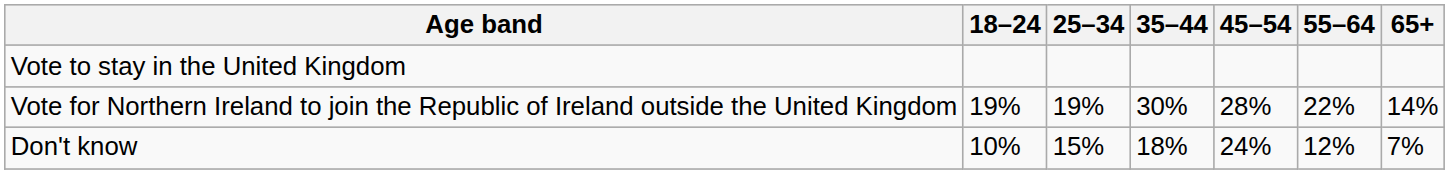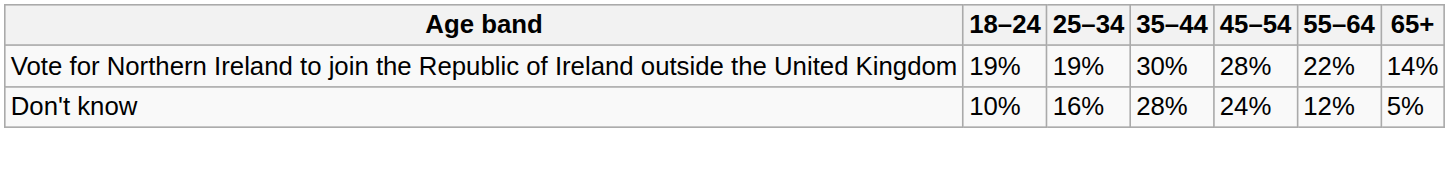- row: (208, 65)
(1078, 147) 15% -> (1078, 106) 16%
(1162, 147) 18% -> (1162, 106) 28%
(1405, 147) 7% -> (1405, 106) 5%
